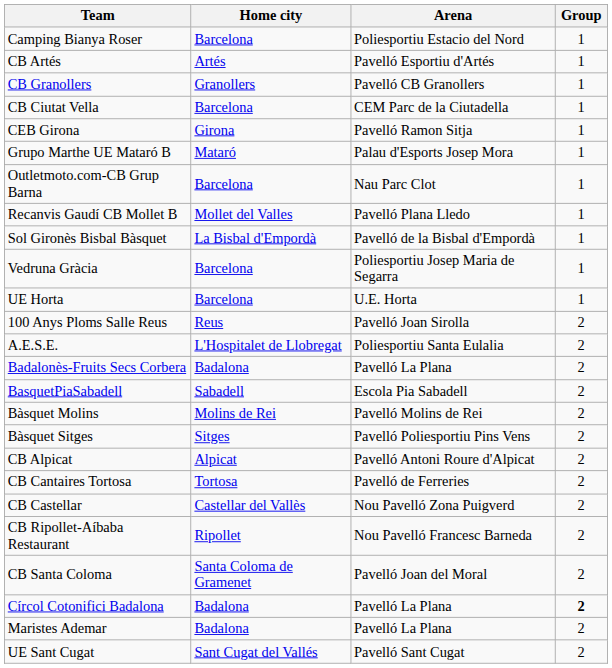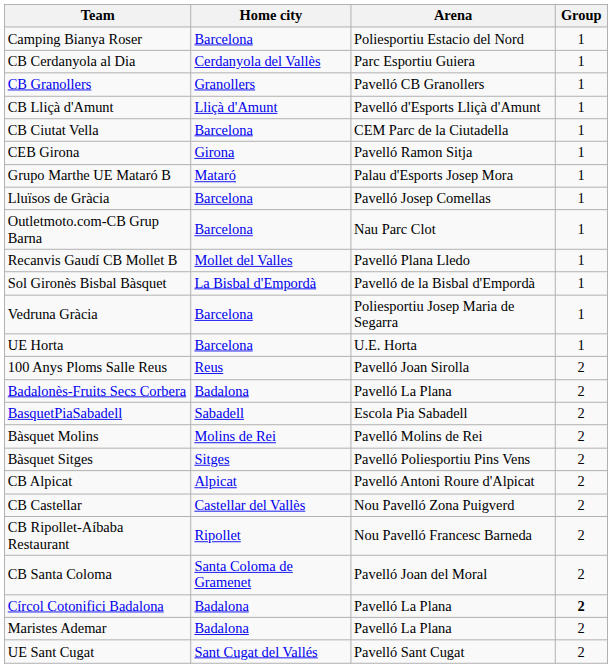- row: (34, 61)
+ row: (72, 61)
+ row: (61, 107)
+ row: (59, 198)
- row: (33, 345)
- row: (70, 482)
